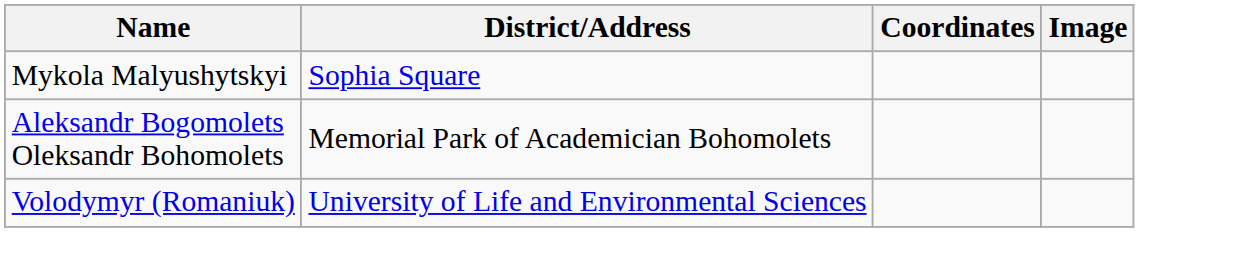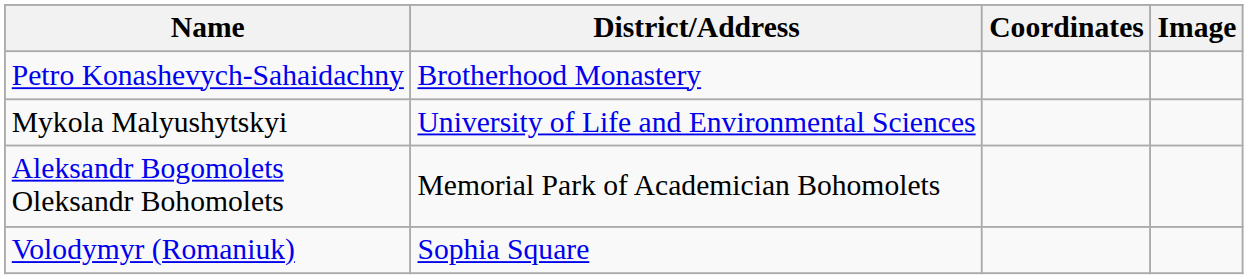+ row: (208, 74)
(394, 74) Sophia Square -> (697, 121) University of Life and Environmental Sciences
(588, 202) University of Life and Environmental Sciences -> (503, 249) Sophia Square
